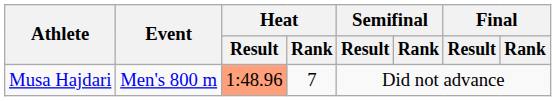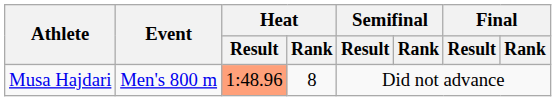(312, 80) 7 -> (312, 80) 8
